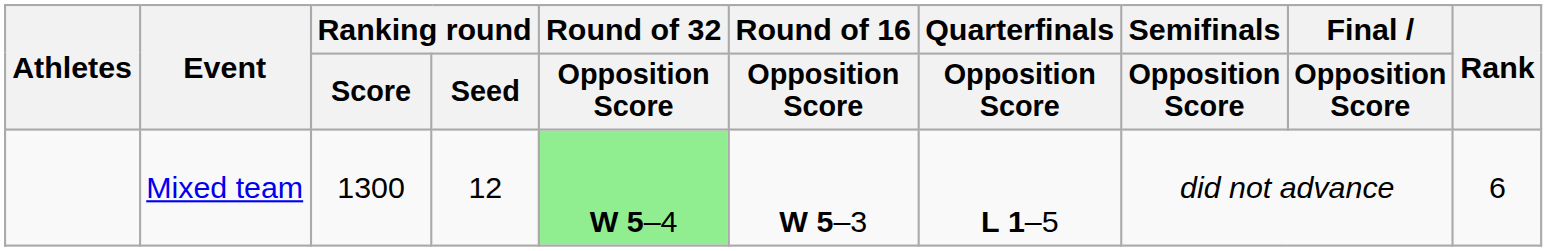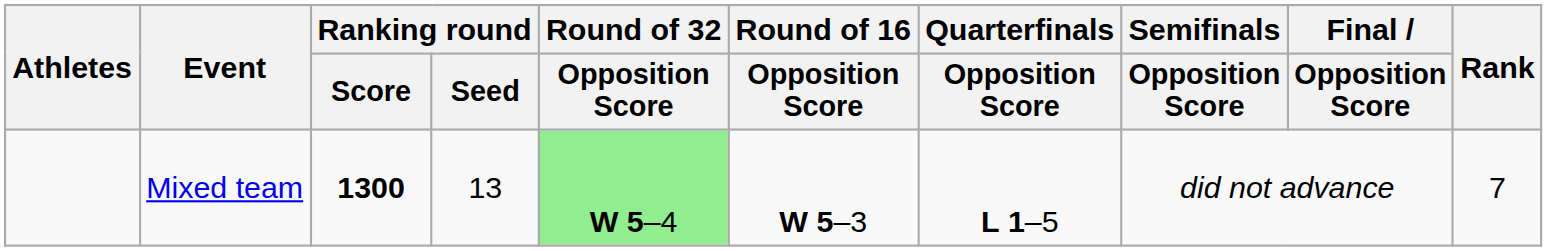(371, 188) normal -> (371, 188) bold
(485, 188) 12 -> (485, 188) 13
(1497, 188) 6 -> (1497, 188) 7
